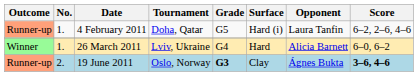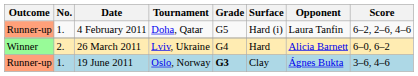(61, 46) 1. -> (61, 46) 2.
(61, 63) 2. -> (61, 63) 1.
(371, 63) bold -> (371, 63) normal
